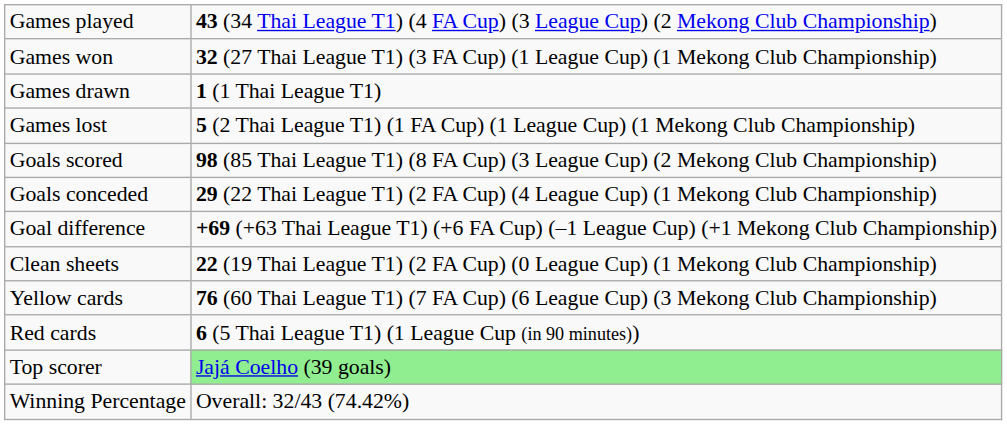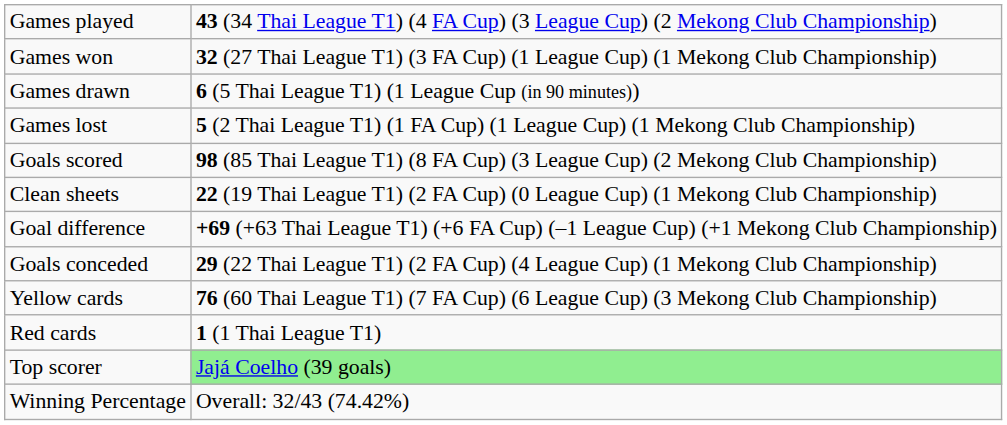(289, 90) 1 (1 Thai League T1) -> (418, 90) 6 (5 Thai League T1) (1 League Cup (in 90 minutes))
rows swapped: (79, 194) <-> (64, 263)
(418, 332) 6 (5 Thai League T1) (1 League Cup (in 90 minutes)) -> (289, 332) 1 (1 Thai League T1)
